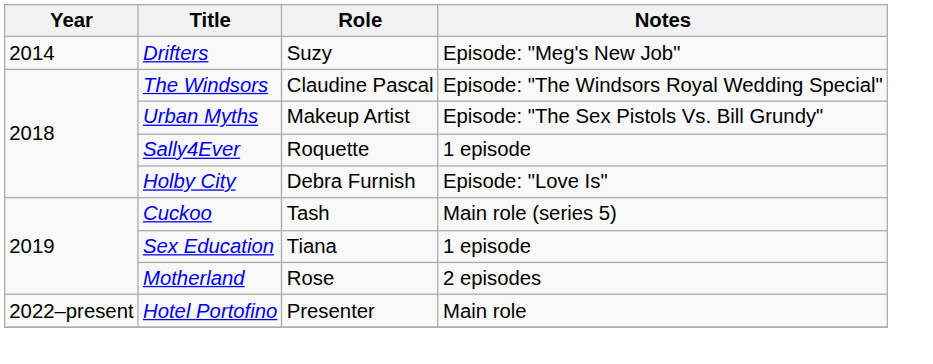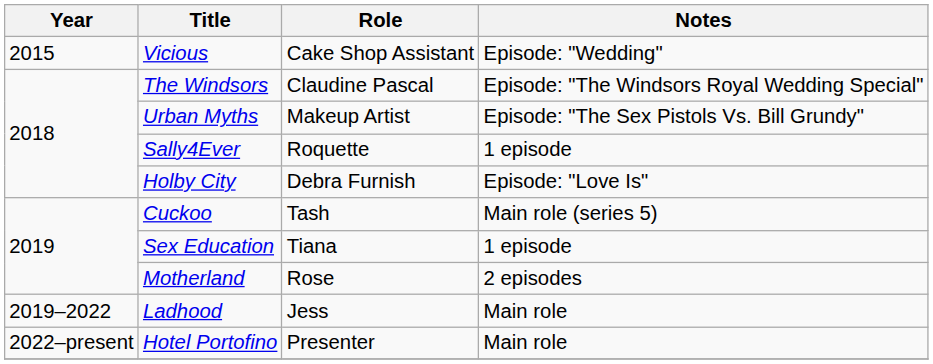- row: (176, 52)
+ row: (176, 52)
+ row: (183, 310)
